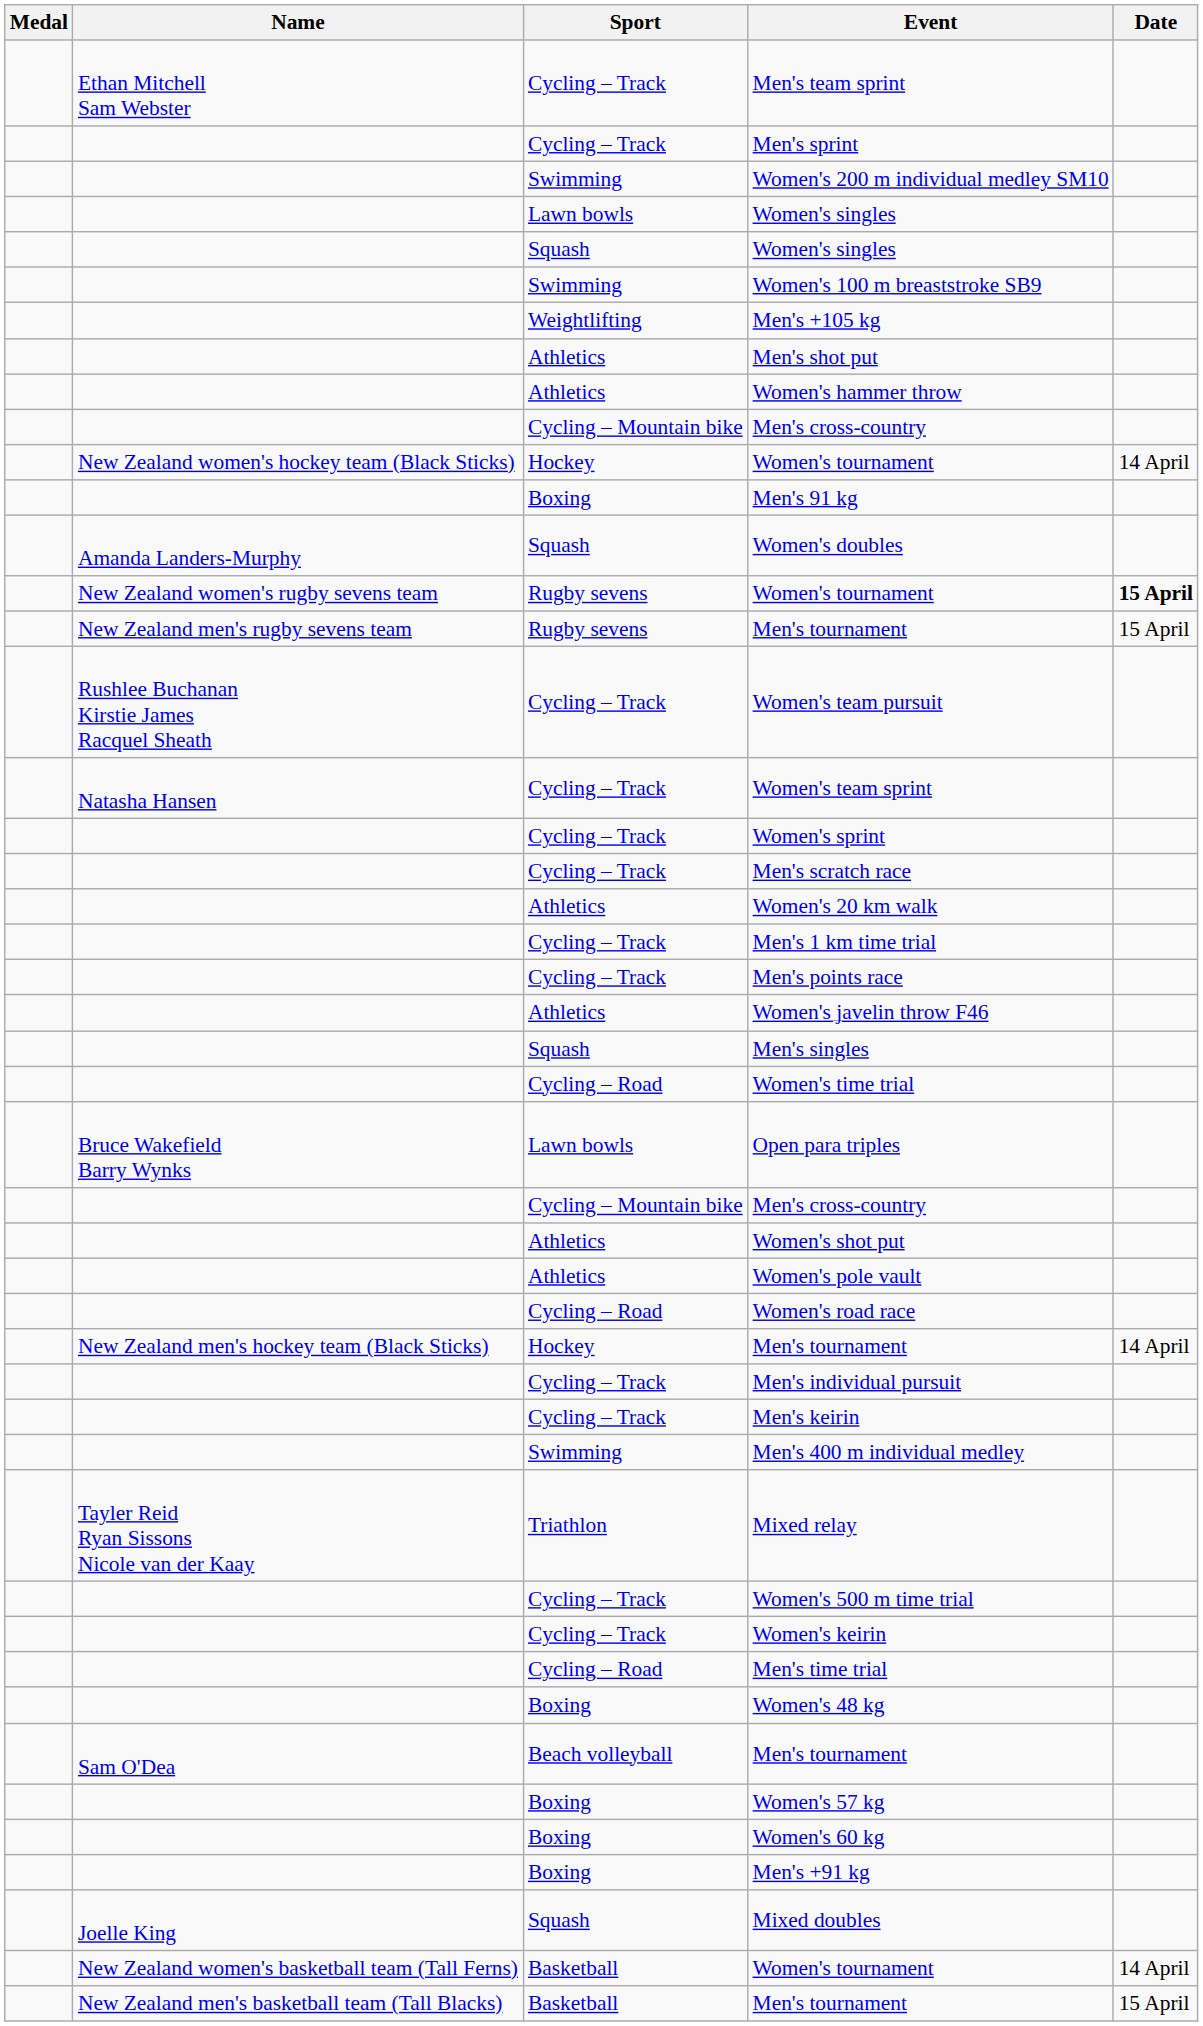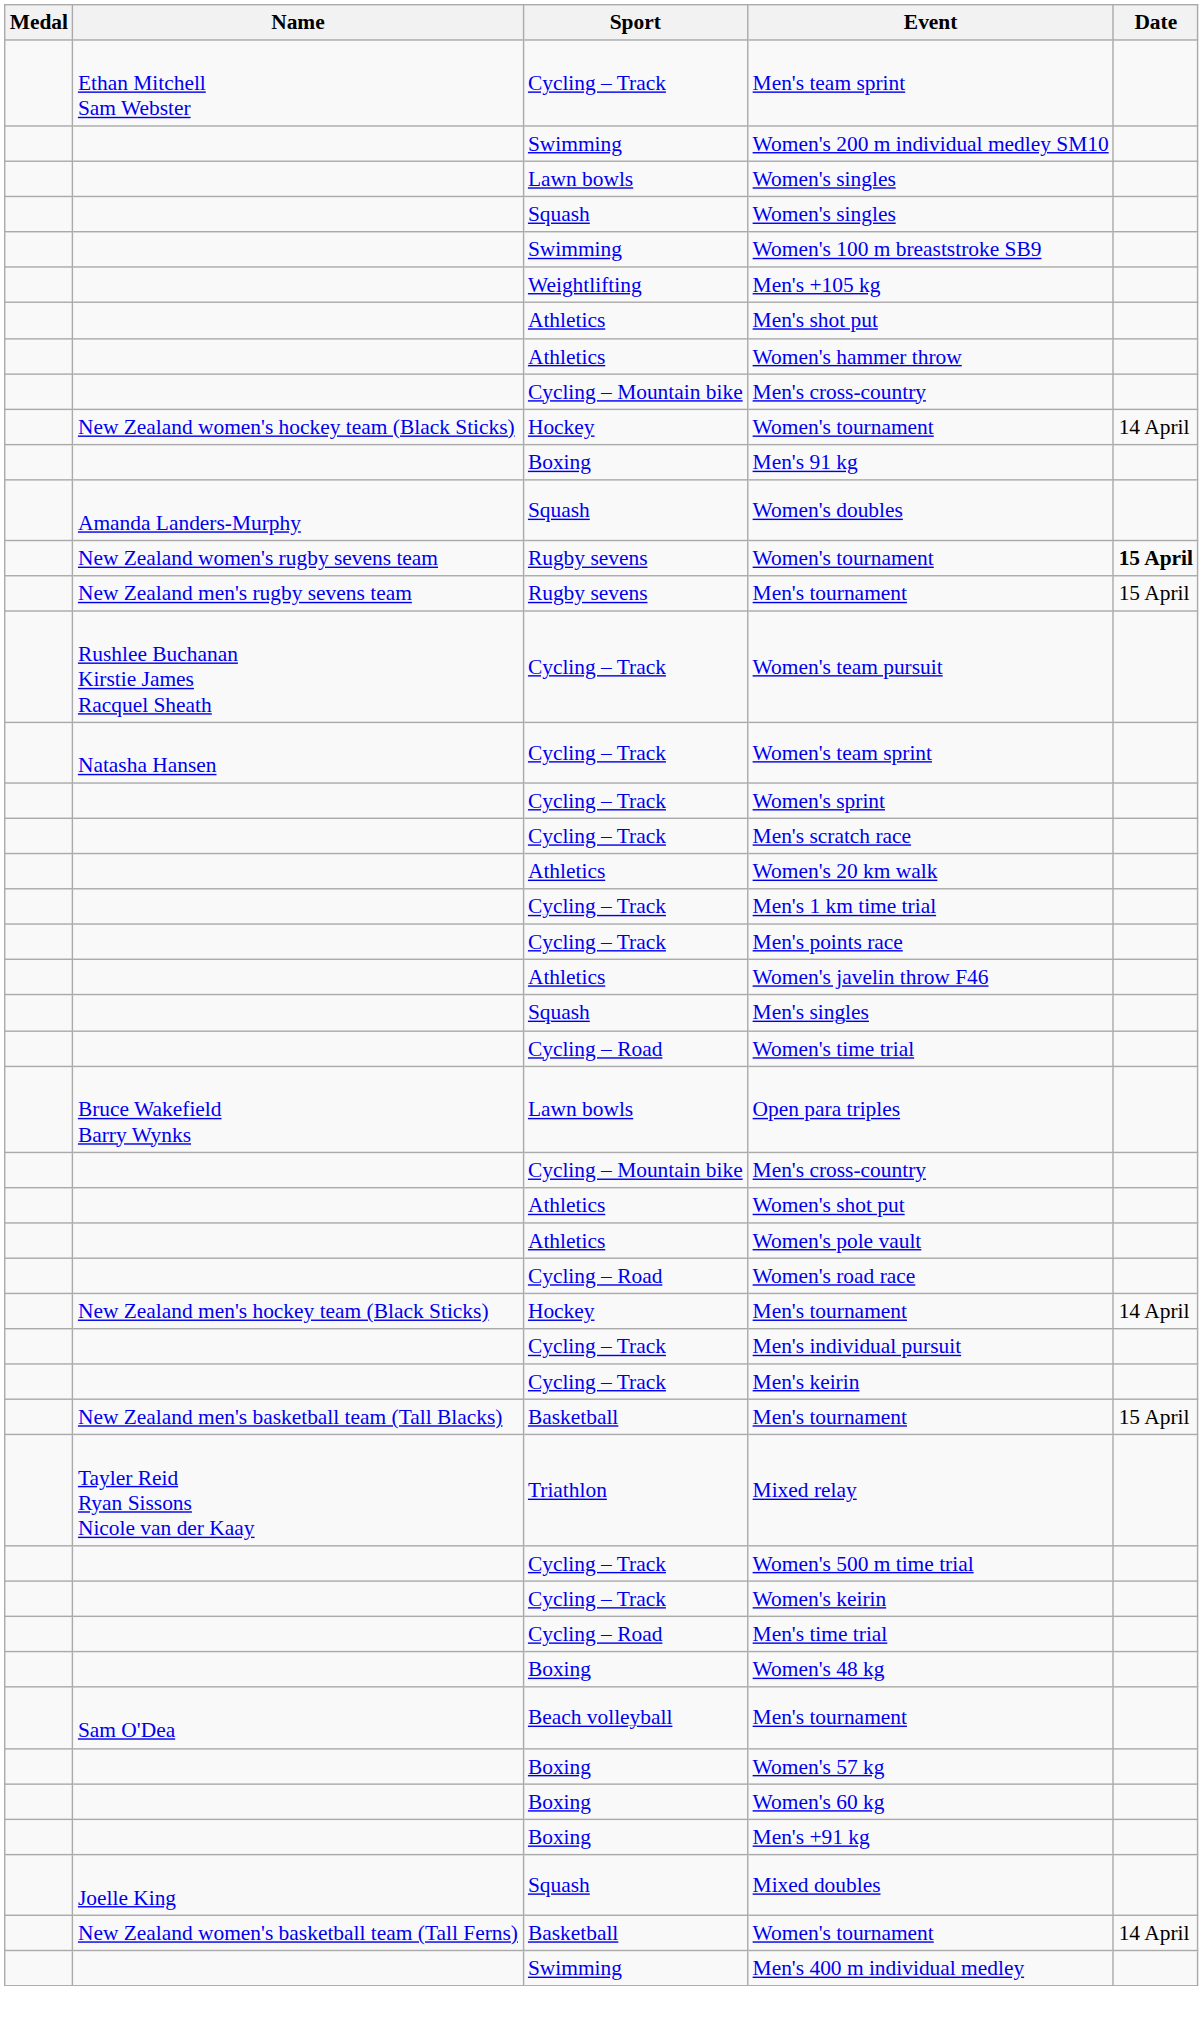- row: (597, 143)
rows swapped: (575, 1452) <-> (573, 2003)
